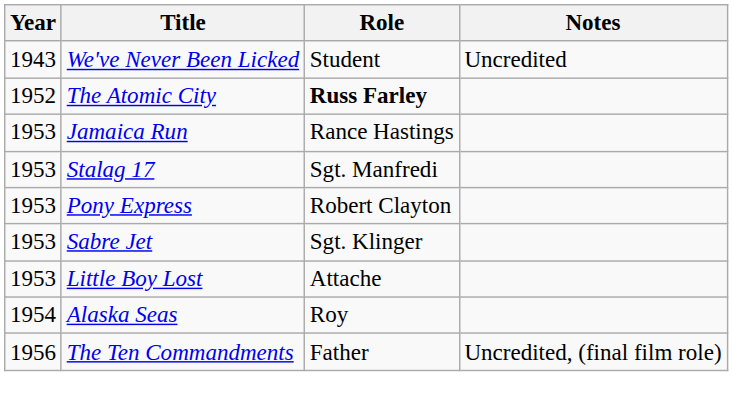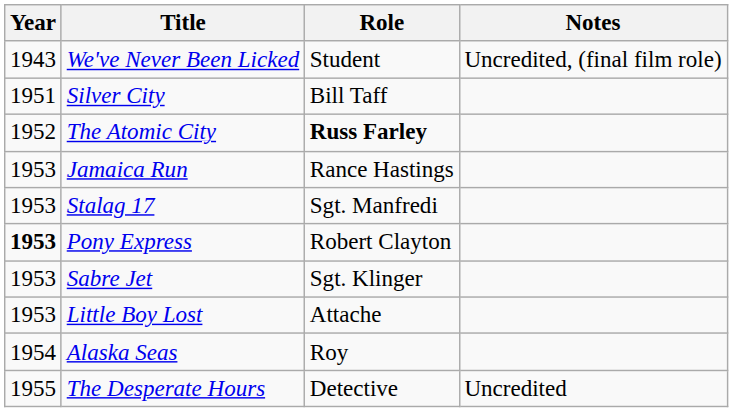(516, 59) Uncredited -> (593, 59) Uncredited, (final film role)
+ row: (116, 95)
(33, 205) normal -> (33, 242) bold
+ row: (166, 388)
- row: (180, 351)
